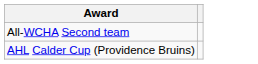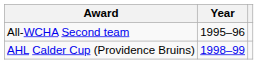+ column: (223, 13)
